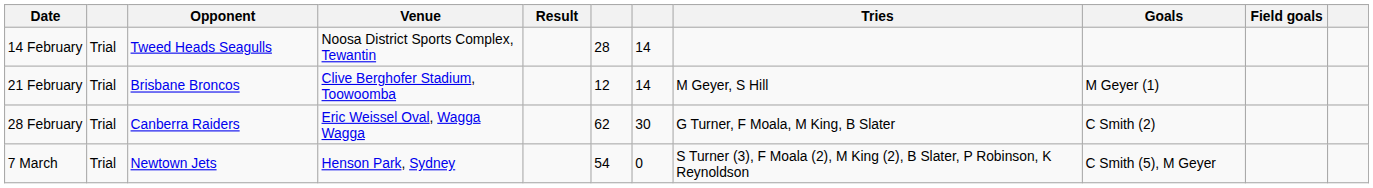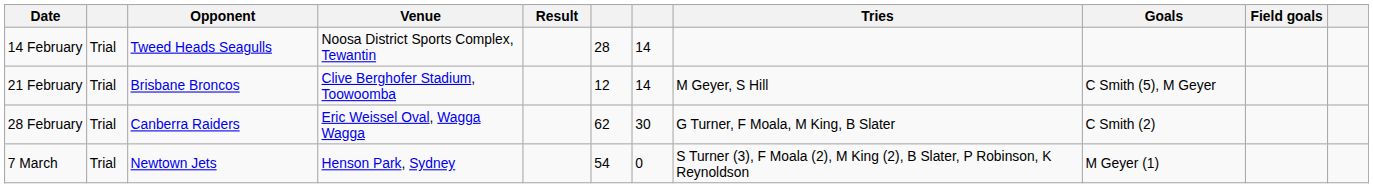(1122, 86) M Geyer (1) -> (1151, 86) C Smith (5), M Geyer
(1151, 164) C Smith (5), M Geyer -> (1122, 164) M Geyer (1)
